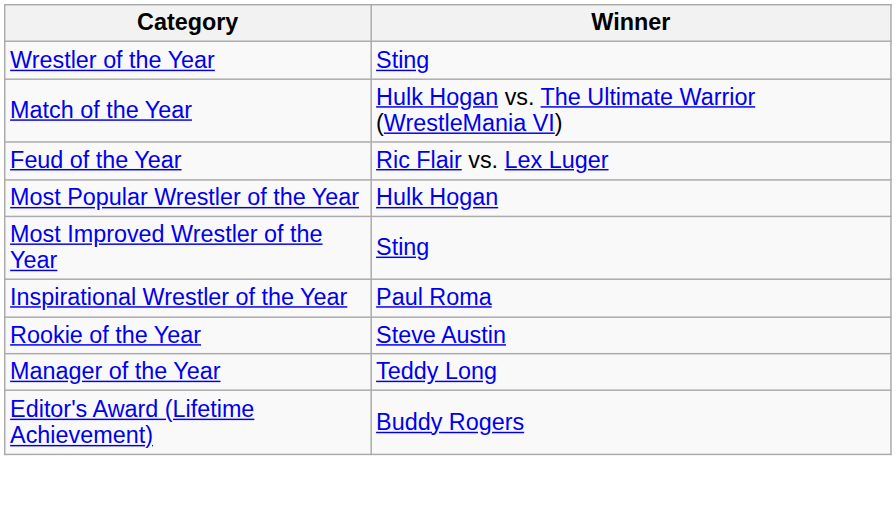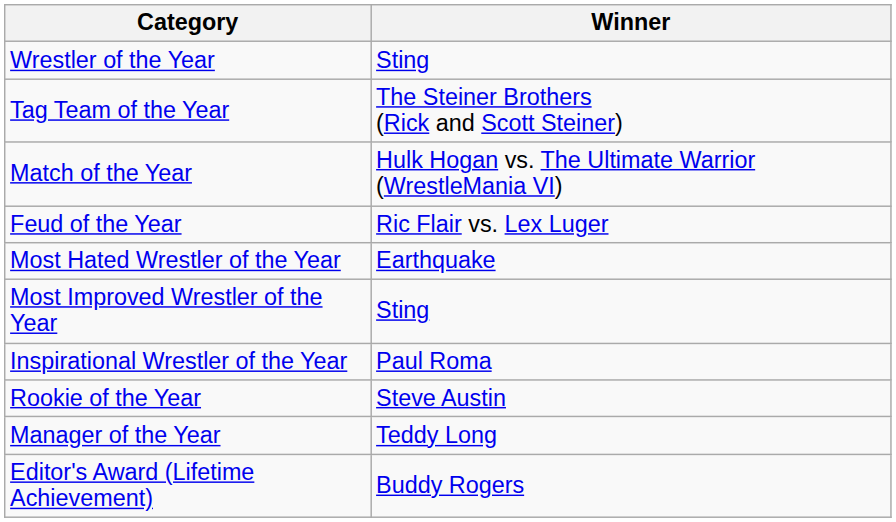+ row: (120, 110)
- row: (185, 197)
+ row: (175, 260)
